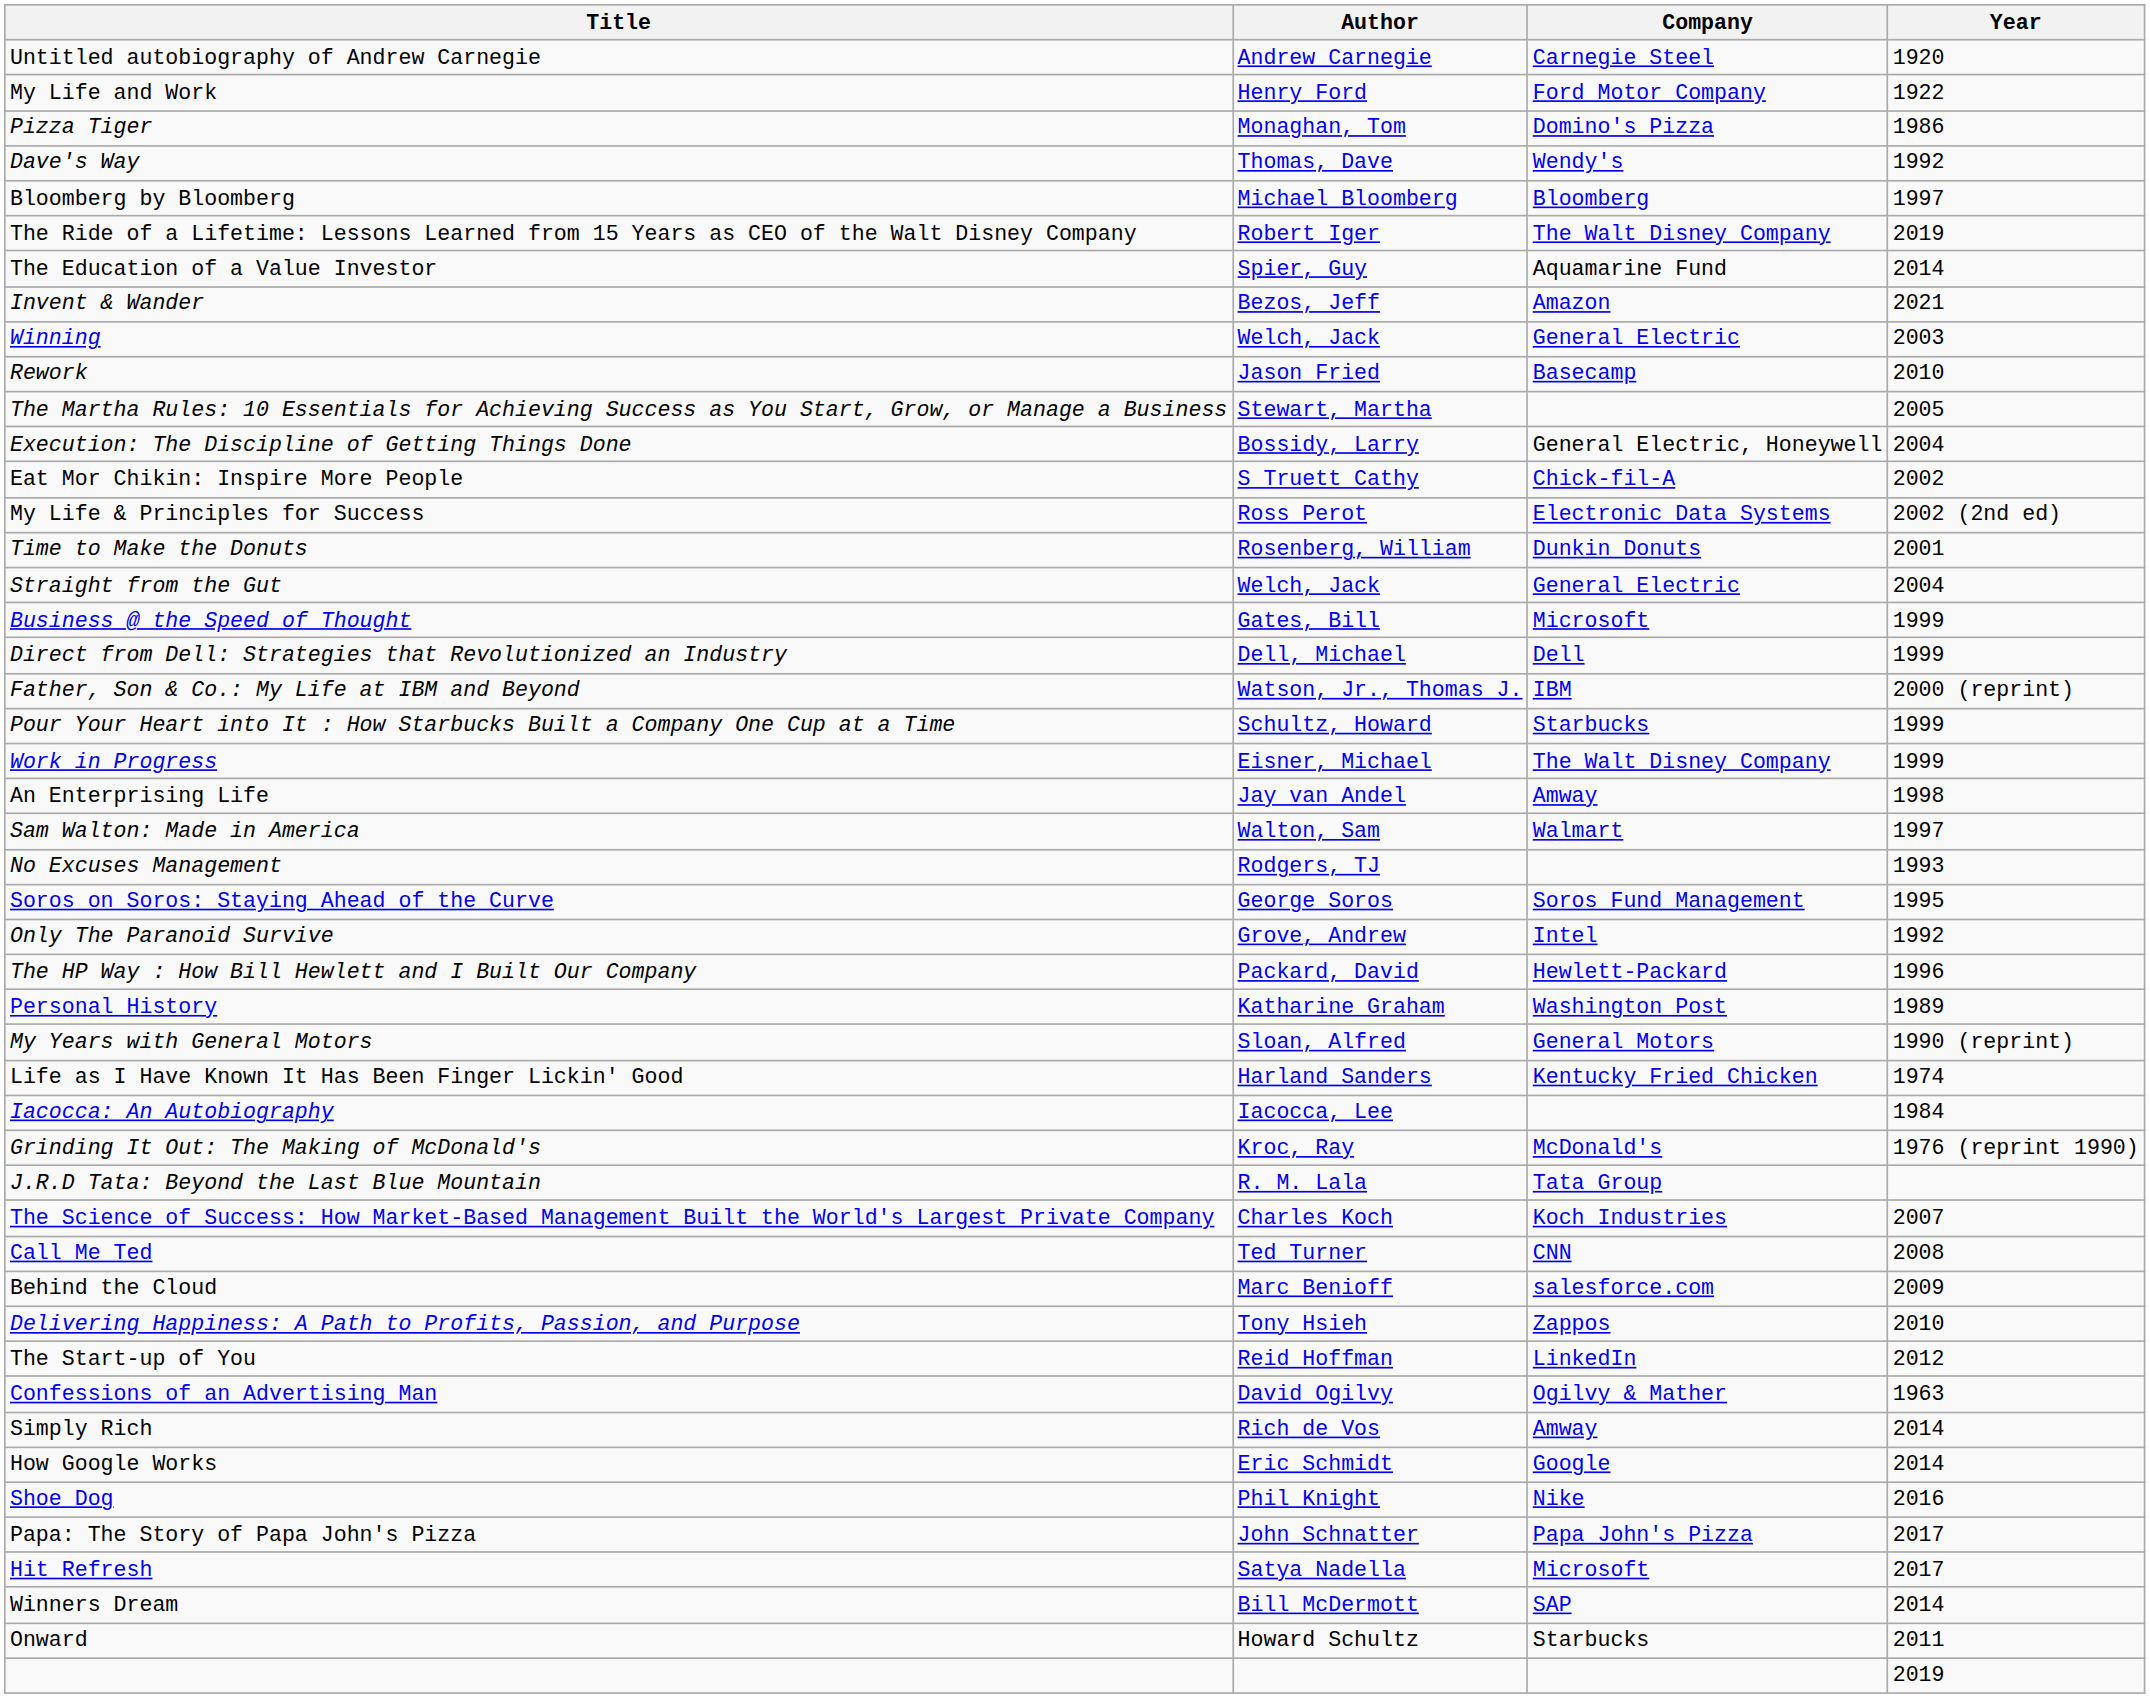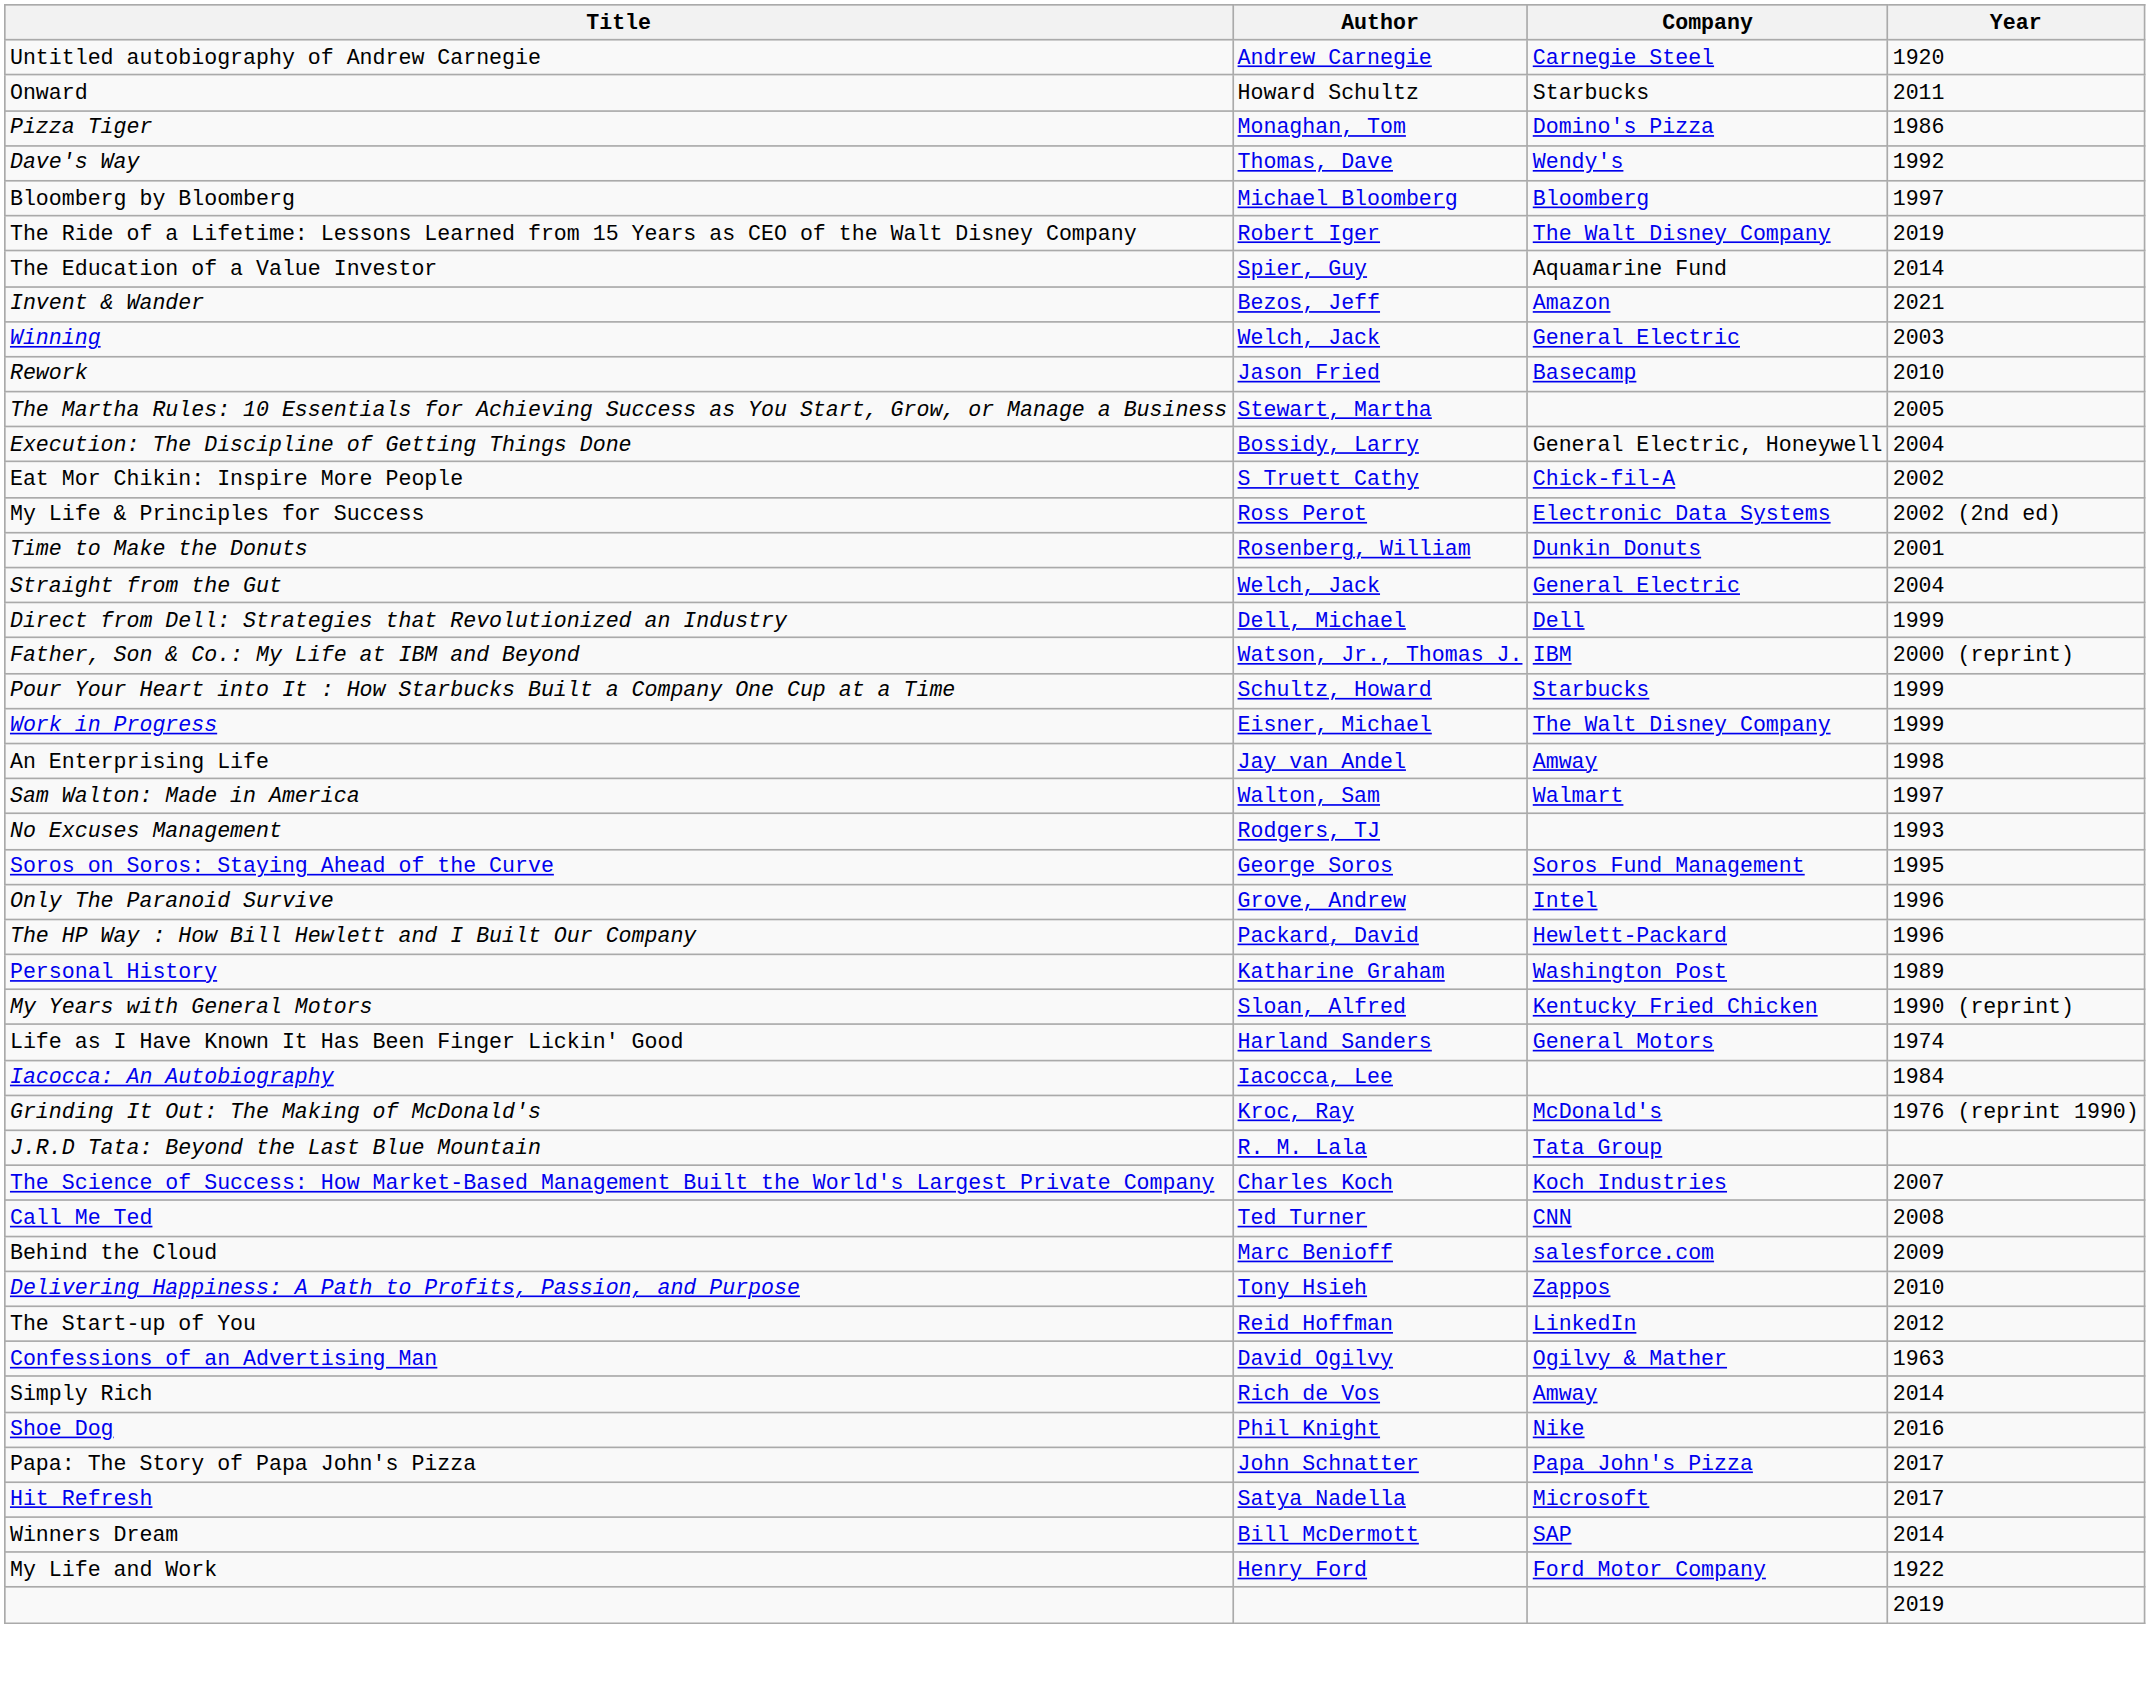rows swapped: (114, 93) <-> (49, 1640)
- row: (211, 620)
(1919, 937) 1992 -> (1919, 902) 1996
(1623, 1042) General Motors -> (1675, 1007) Kentucky Fried Chicken
(1675, 1078) Kentucky Fried Chicken -> (1623, 1042) General Motors
- row: (114, 1464)
